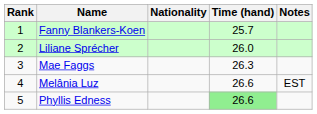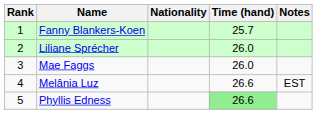(243, 65) 26.3 -> (243, 65) 26.0
